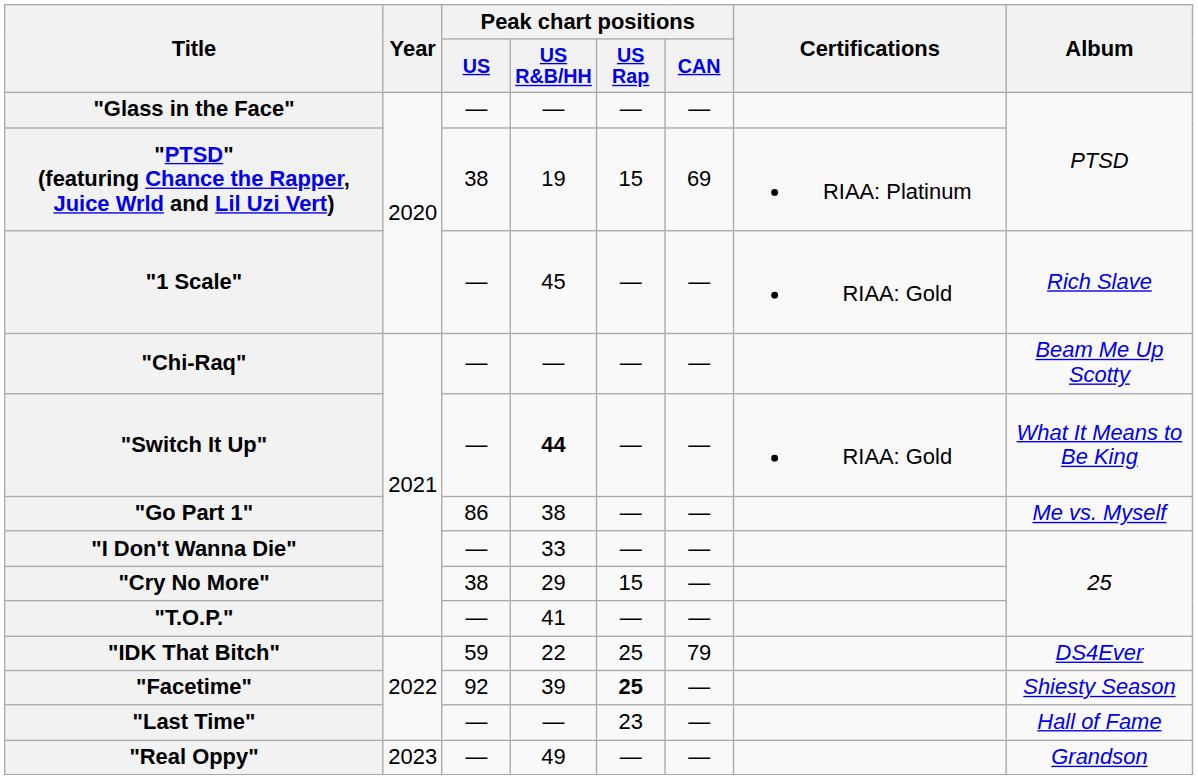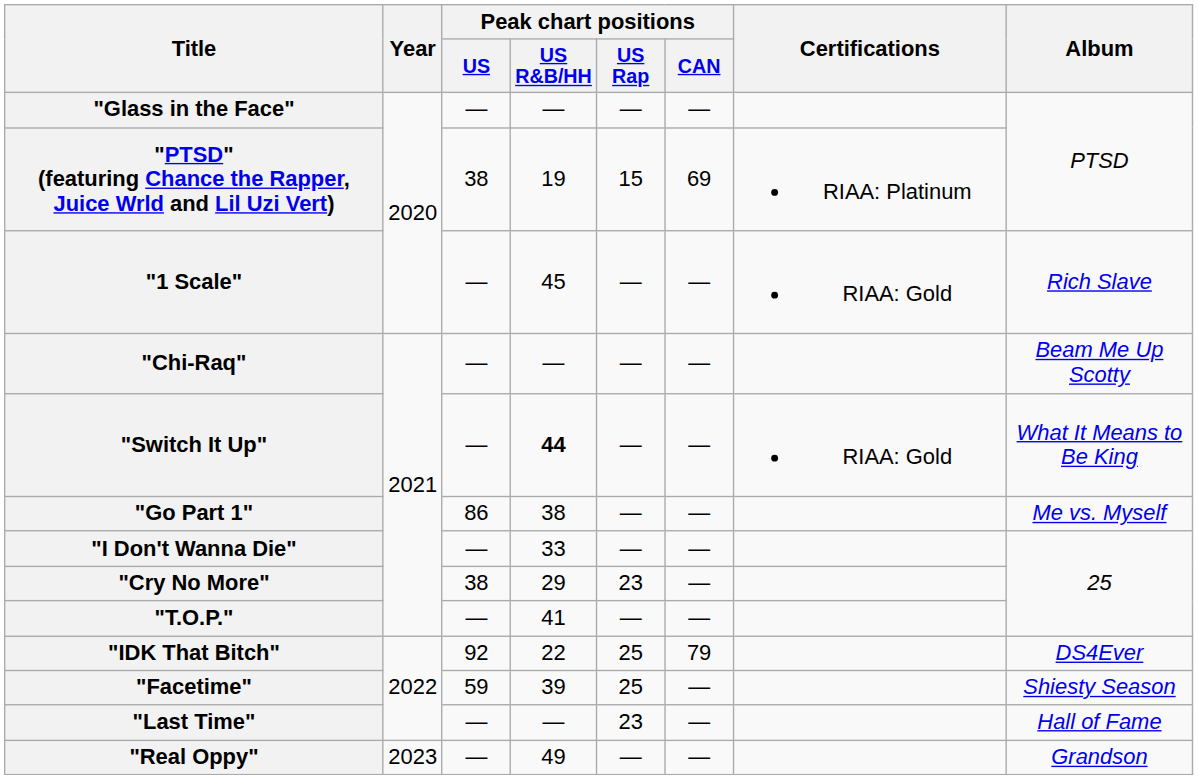(631, 583) 15 -> (631, 583) 23
(476, 652) 59 -> (476, 652) 92
(476, 687) 92 -> (476, 687) 59
(631, 687) bold -> (631, 687) normal
